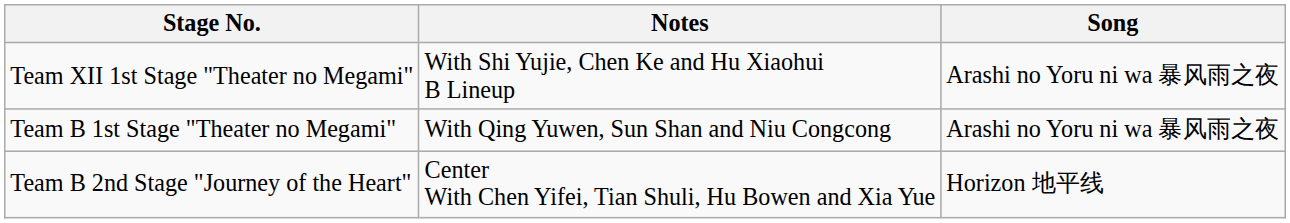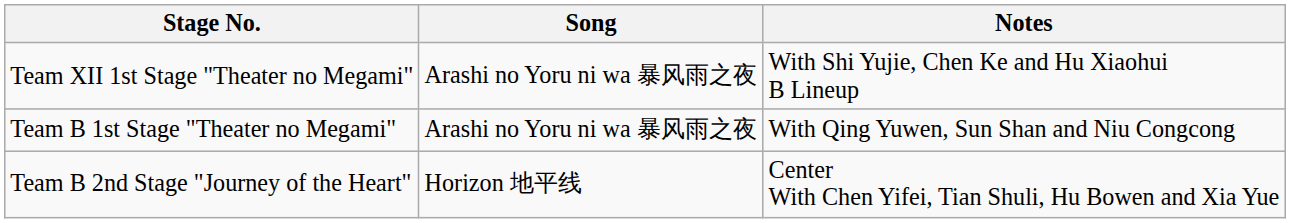columns swapped: (1113, 23) <-> (680, 23)
